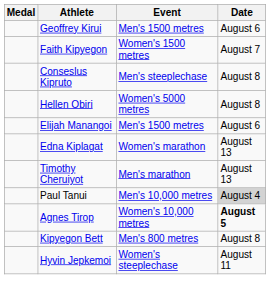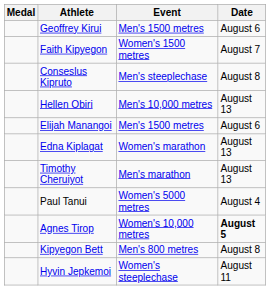(152, 104) Women's 5000 metres -> (165, 104) Men's 10,000 metres
(240, 104) August 8 -> (236, 104) August 13
(165, 196) Men's 10,000 metres -> (152, 202) Women's 5000 metres
(240, 196) lightgrey background -> (240, 202) no background
